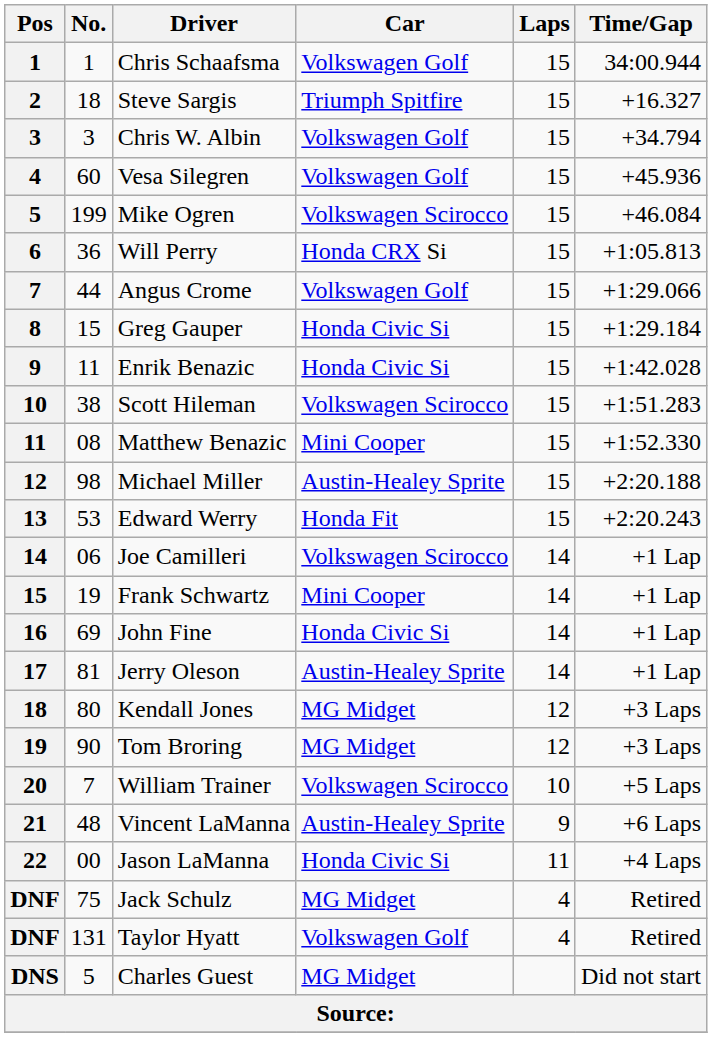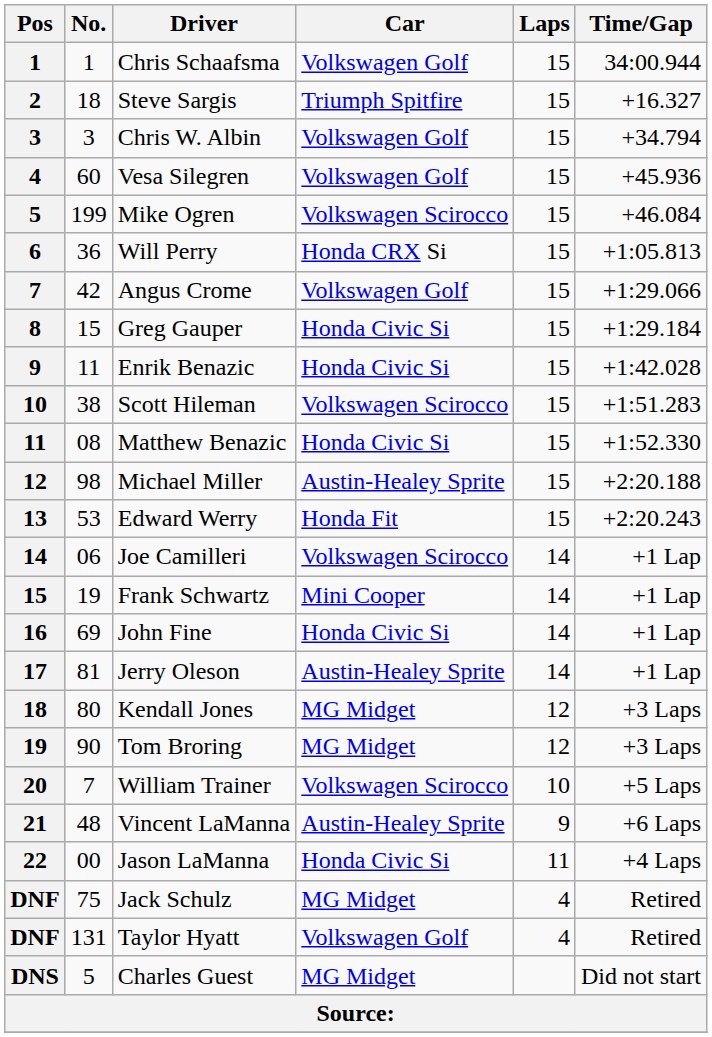(89, 289) 44 -> (89, 289) 42
(363, 442) Mini Cooper -> (375, 442) Honda Civic Si
